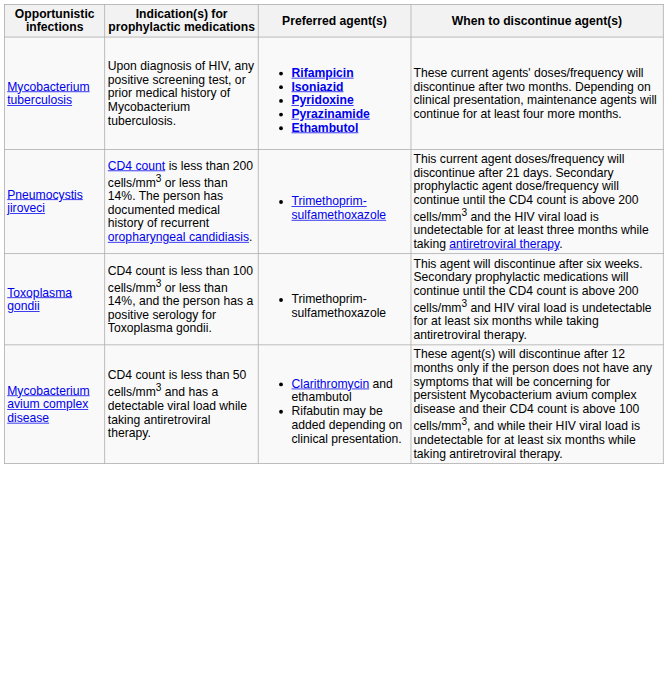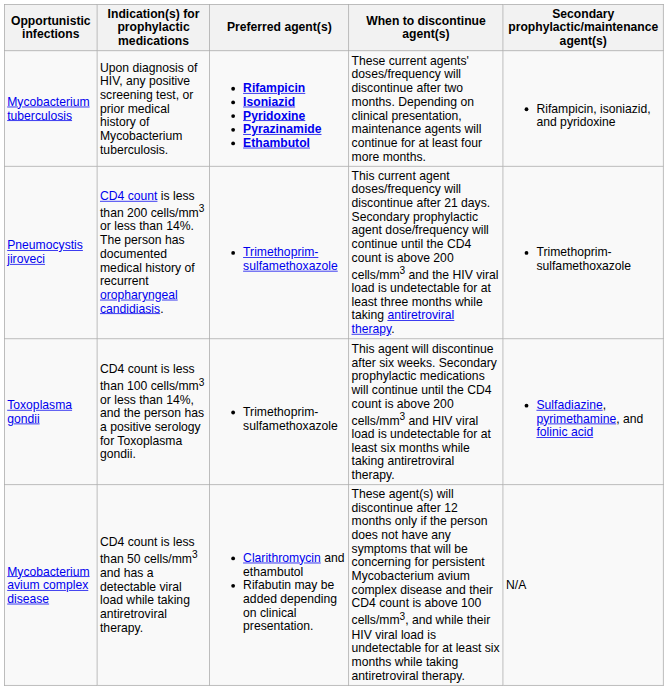+ column: (583, 27)
